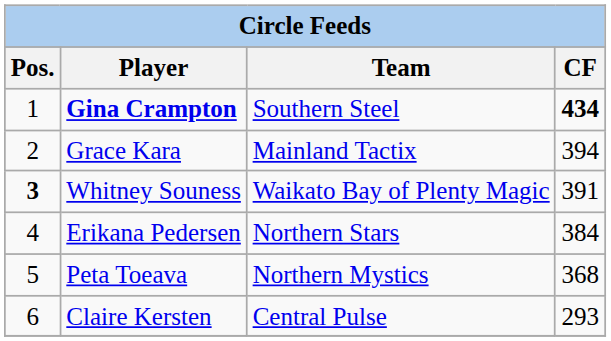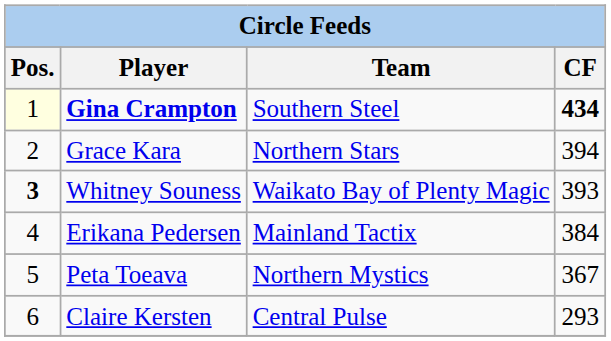(33, 108) no background -> (33, 108) lightyellow background
(335, 150) Mainland Tactix -> (326, 150) Northern Stars
(580, 191) 391 -> (580, 191) 393
(326, 232) Northern Stars -> (335, 232) Mainland Tactix
(580, 274) 368 -> (580, 274) 367
